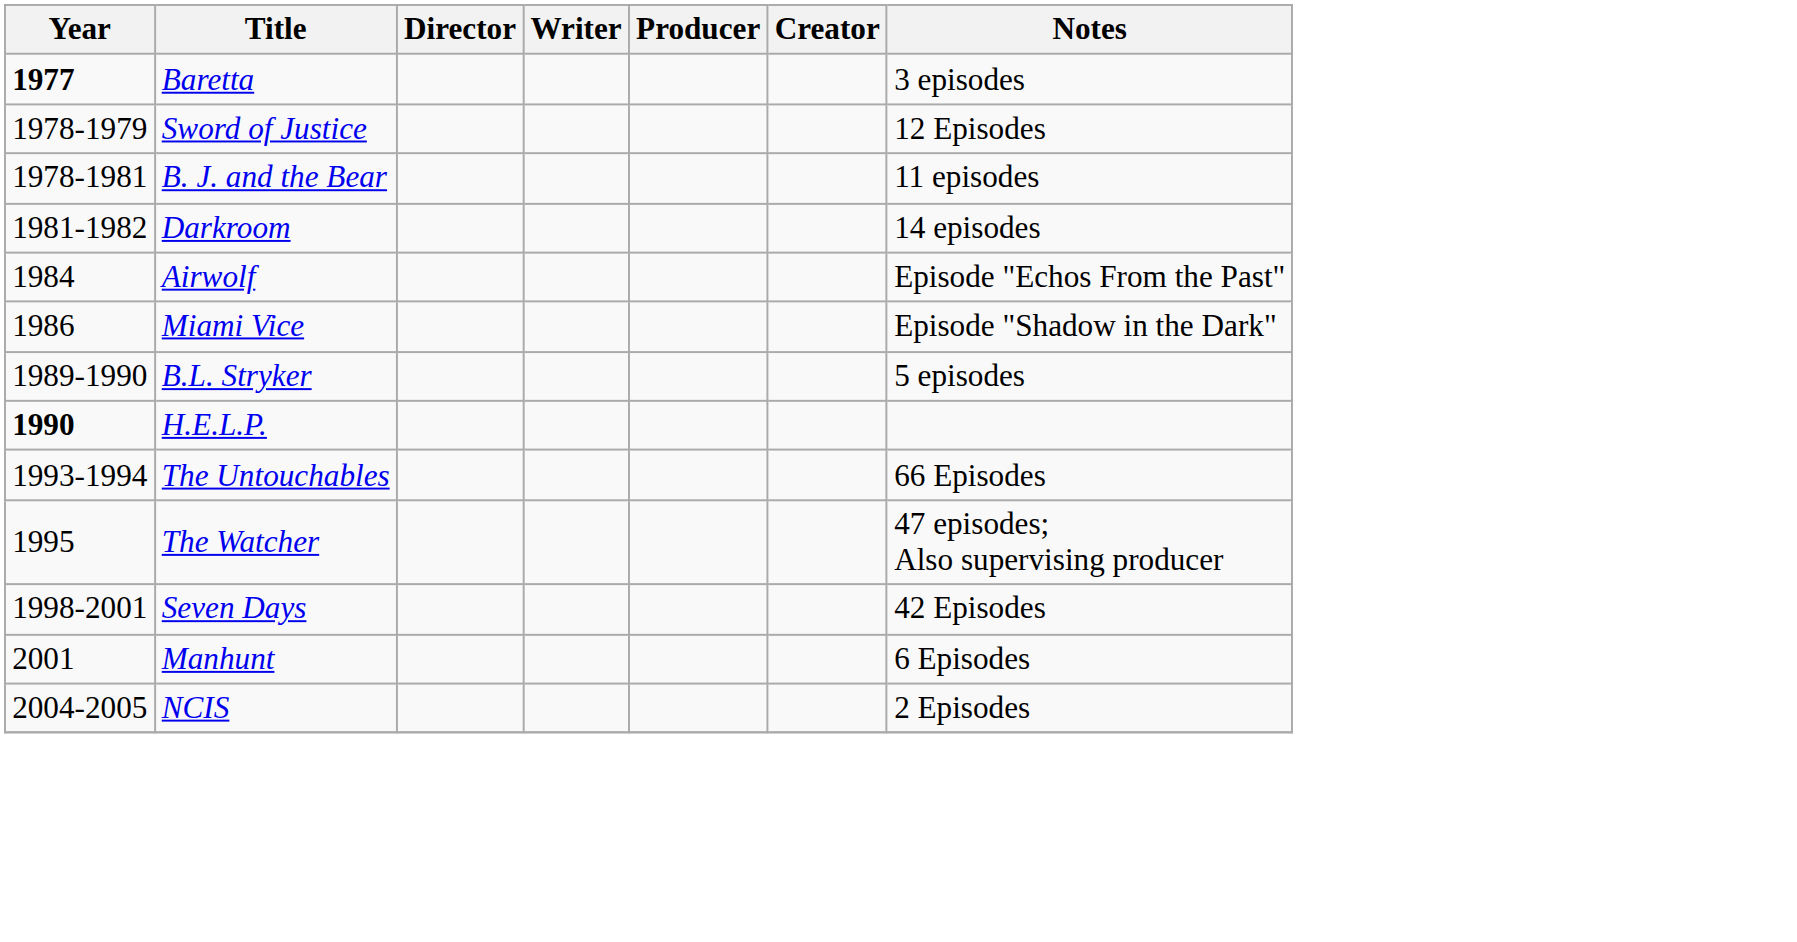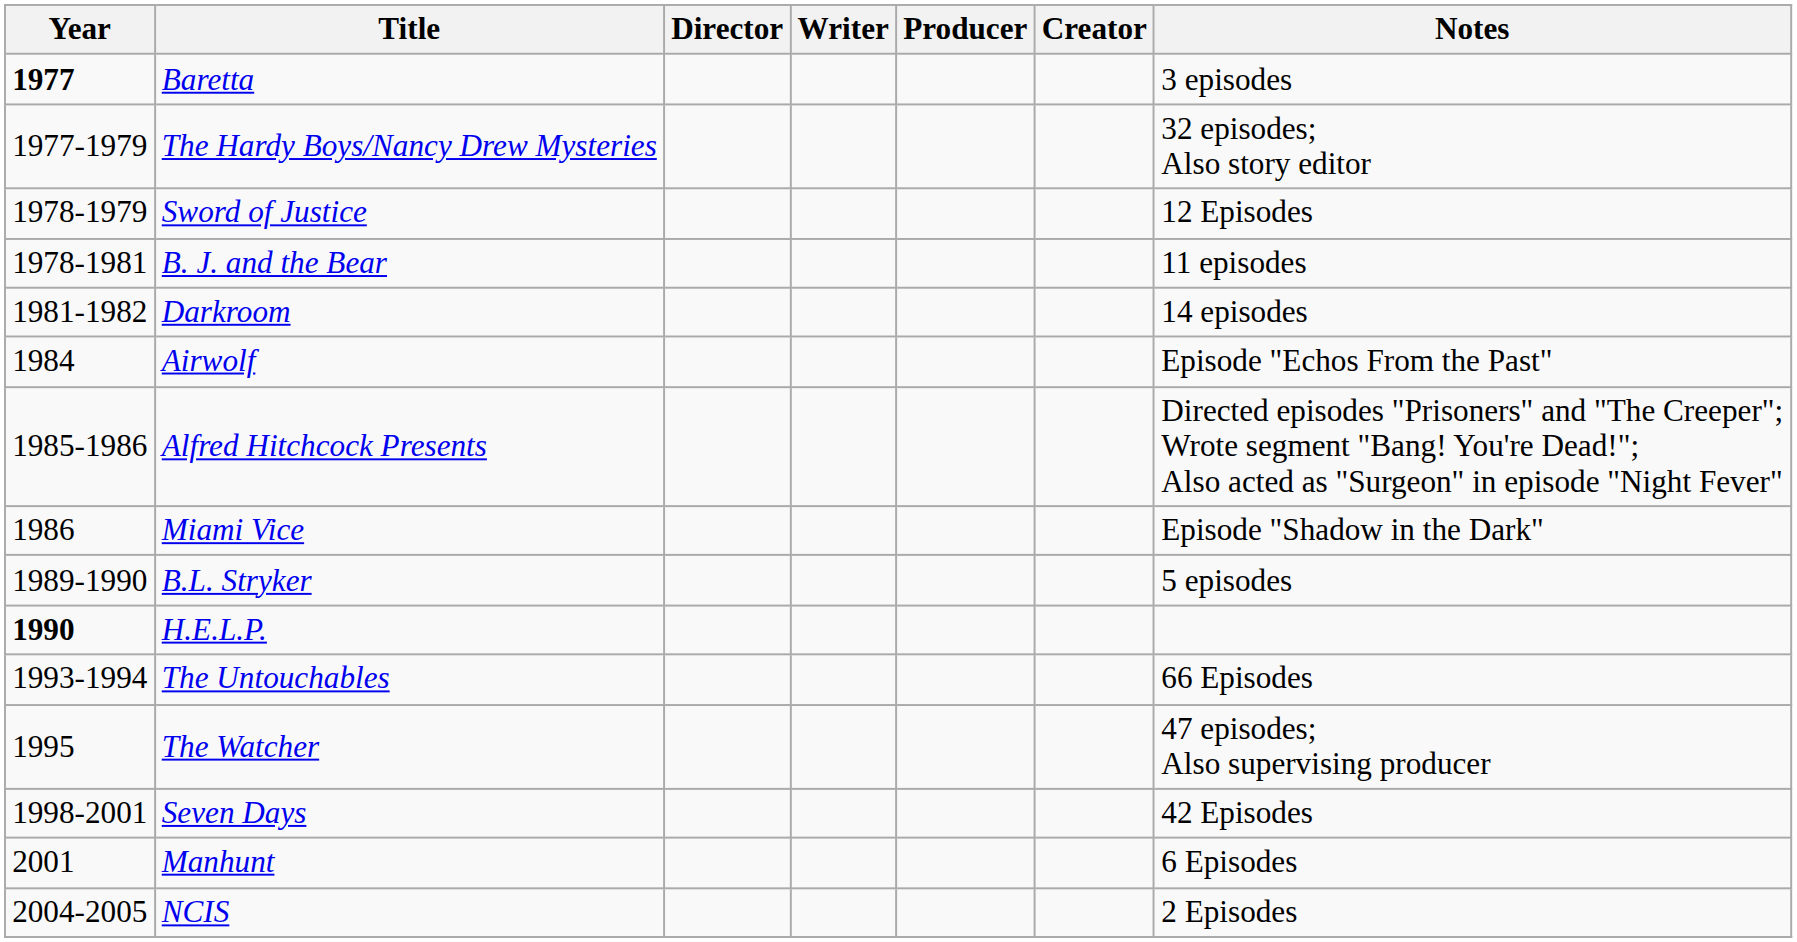+ row: (409, 145)
+ row: (324, 445)
